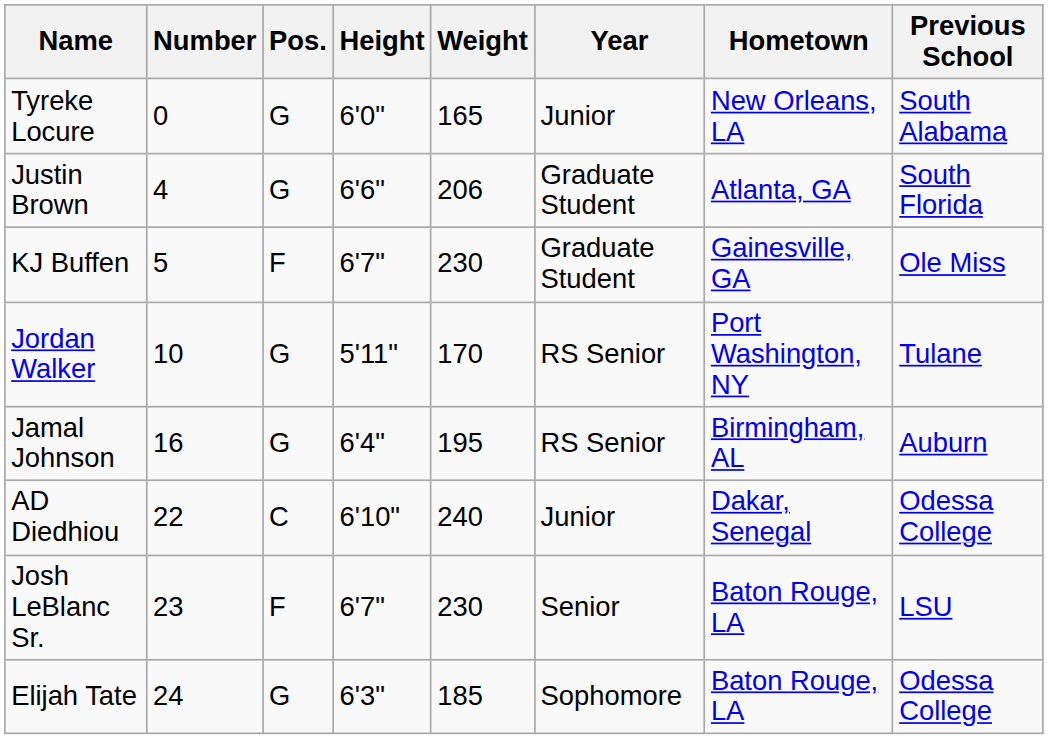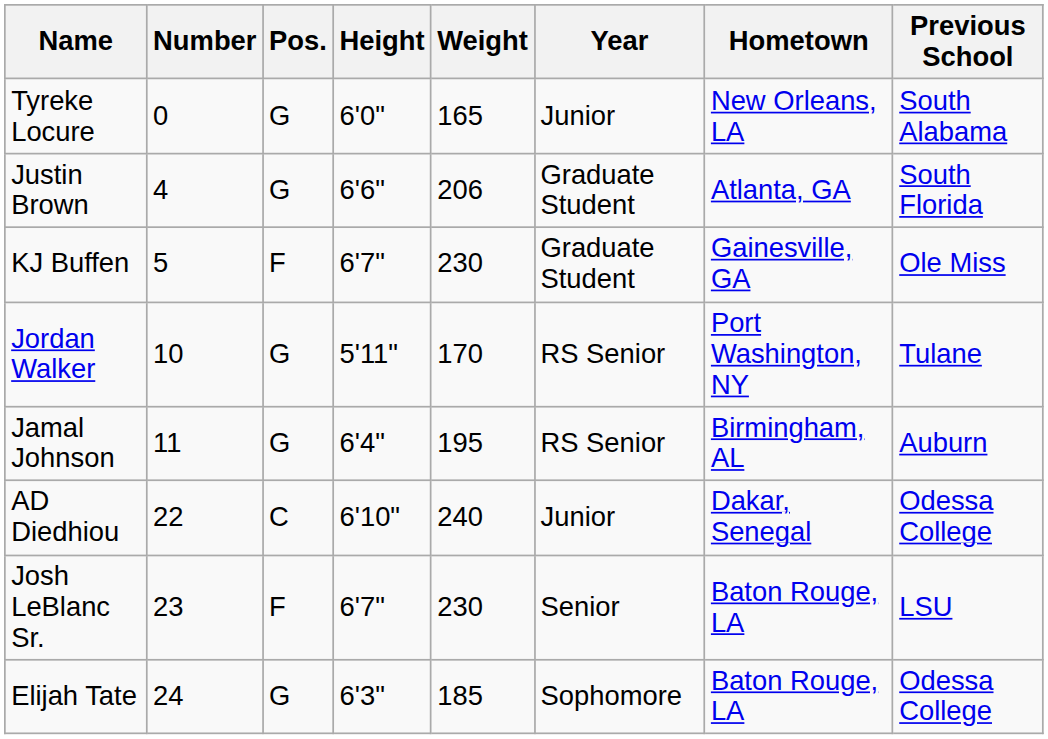(168, 443) 16 -> (167, 443) 11
